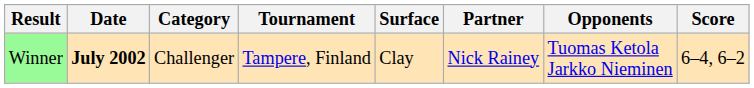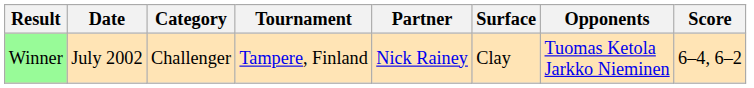columns swapped: (409, 18) <-> (493, 18)
(108, 58) bold -> (107, 58) normal
